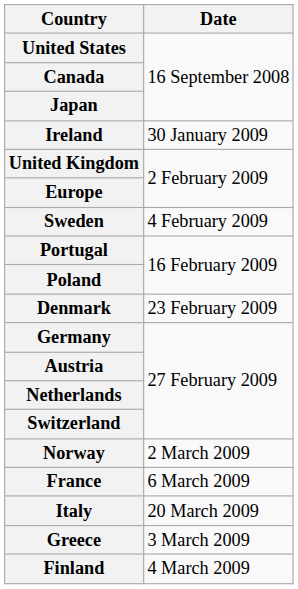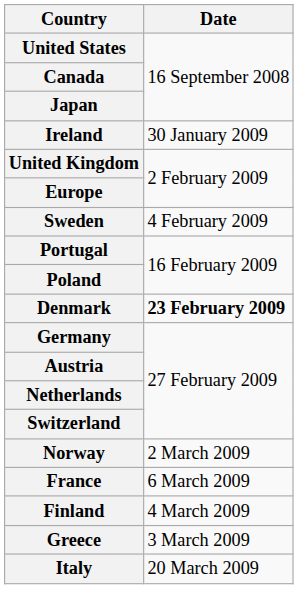(212, 308) normal -> (216, 308) bold
rows swapped: (74, 568) <-> (74, 510)
